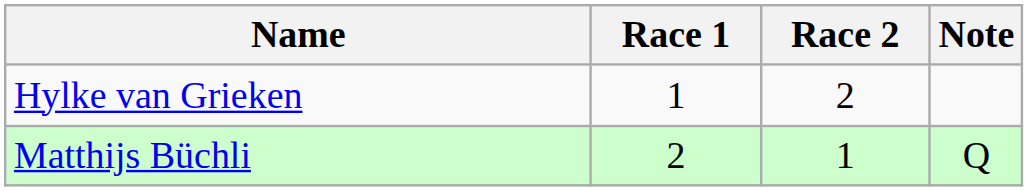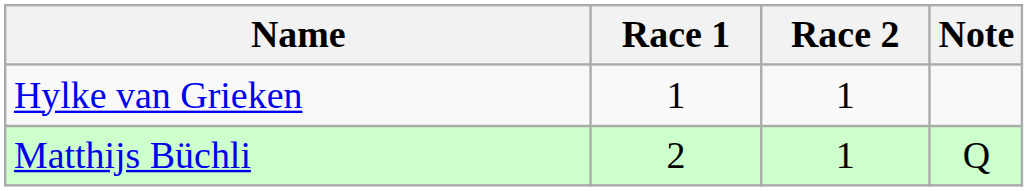(845, 94) 2 -> (845, 94) 1
